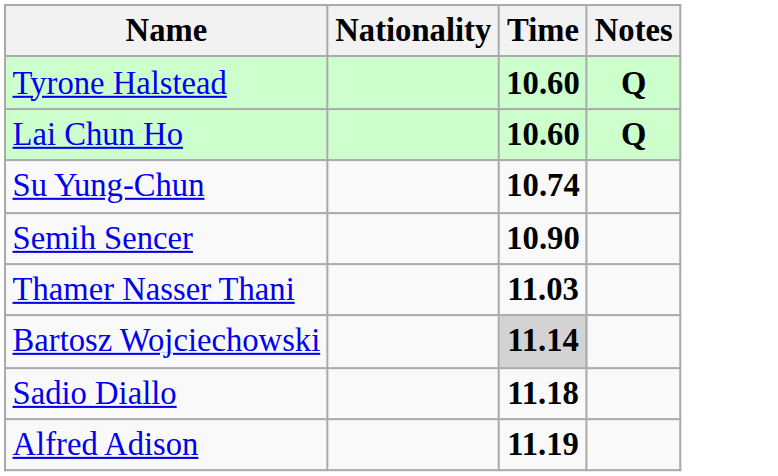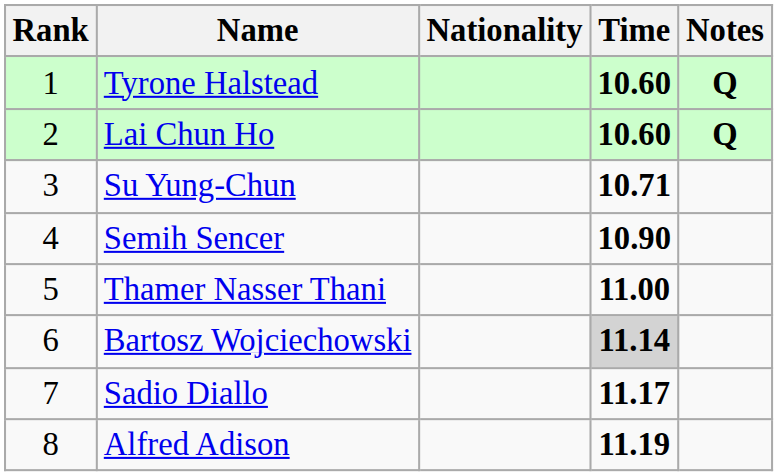+ column: (51, 30)
(543, 185) 10.74 -> (634, 185) 10.71
(543, 289) 11.03 -> (634, 289) 11.00
(543, 392) 11.18 -> (634, 392) 11.17
